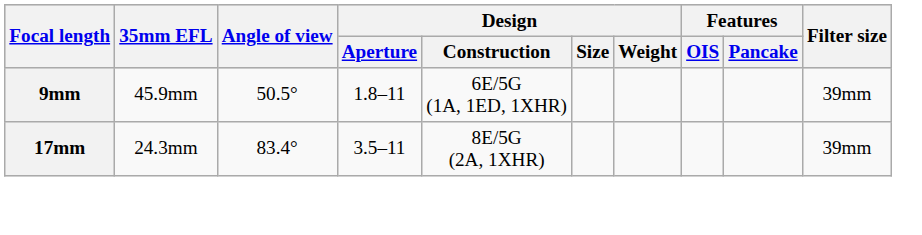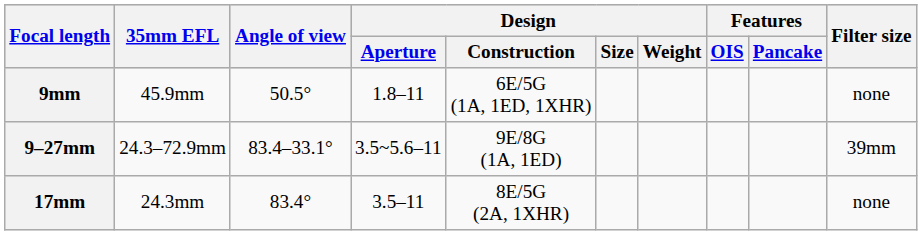(847, 94) 39mm -> (871, 94) none
+ row: (60, 148)
(847, 148) 39mm -> (871, 202) none
